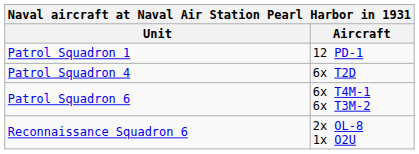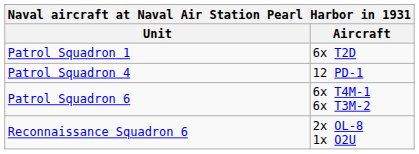(338, 53) 12 PD-1 -> (334, 53) 6x T2D
(334, 73) 6x T2D -> (338, 73) 12 PD-1
